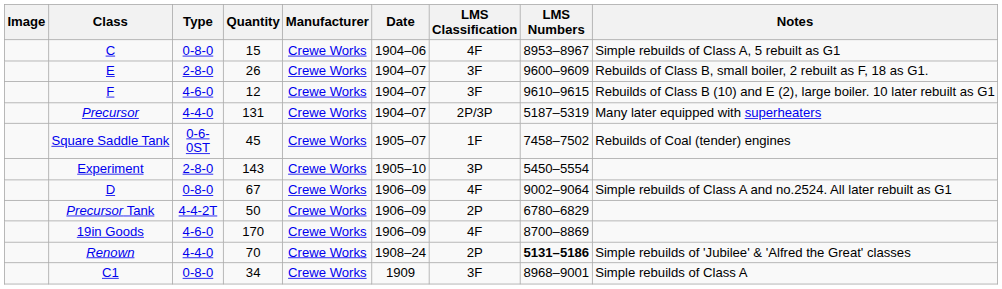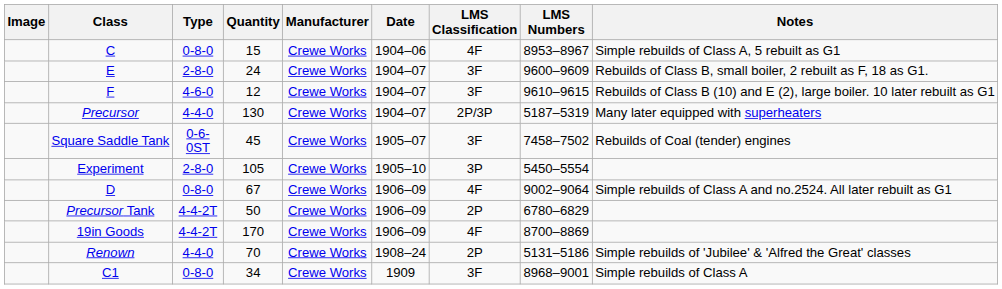(253, 71) 26 -> (253, 71) 24
(253, 112) 131 -> (253, 112) 130
(475, 141) 1F -> (475, 141) 3F
(253, 169) 143 -> (253, 169) 105
(198, 231) 4-6-0 -> (198, 231) 4-4-2T
(556, 252) bold -> (556, 252) normal
